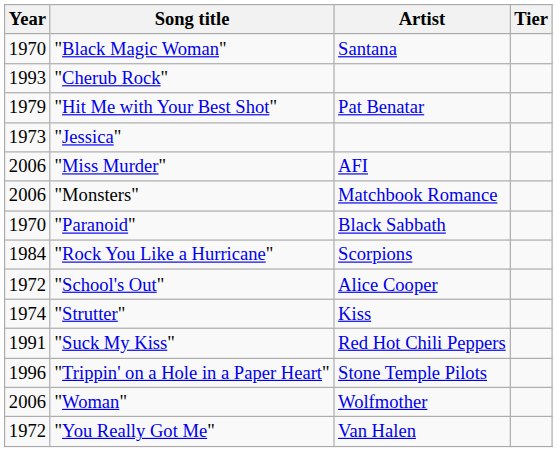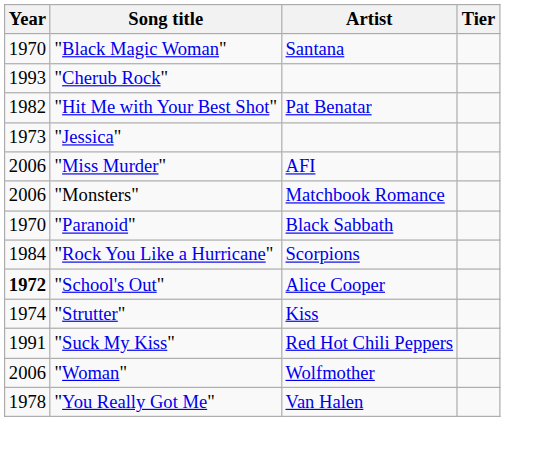(27, 107) 1979 -> (27, 107) 1982
(27, 284) normal -> (27, 284) bold
- row: (192, 372)
(27, 431) 1972 -> (27, 401) 1978
